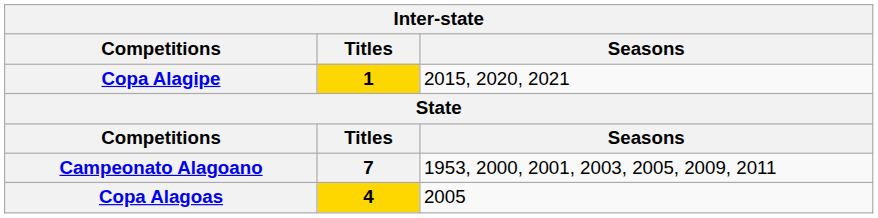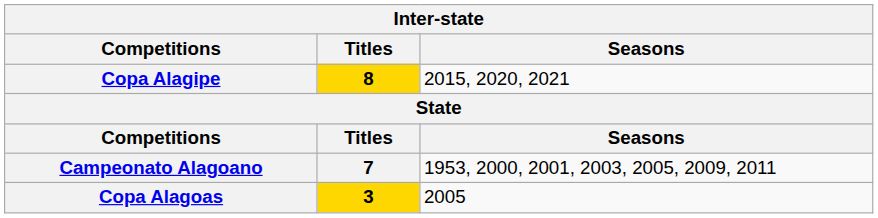(369, 78) 1 -> (369, 78) 8
(369, 197) 4 -> (369, 197) 3
